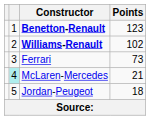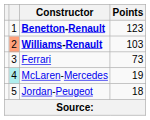(14, 44) no background -> (14, 44) lightsalmon background
(135, 44) 102 -> (135, 44) 103
(138, 76) 21 -> (138, 76) 19
